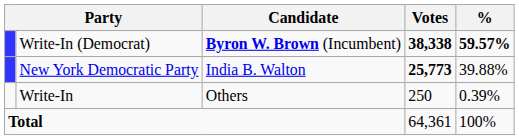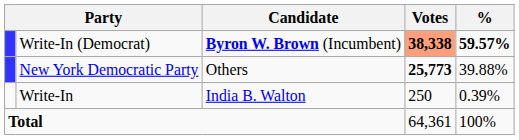(430, 43) no background -> (430, 43) lightsalmon background
(256, 69) India B. Walton -> (227, 69) Others
(227, 95) Others -> (256, 95) India B. Walton
